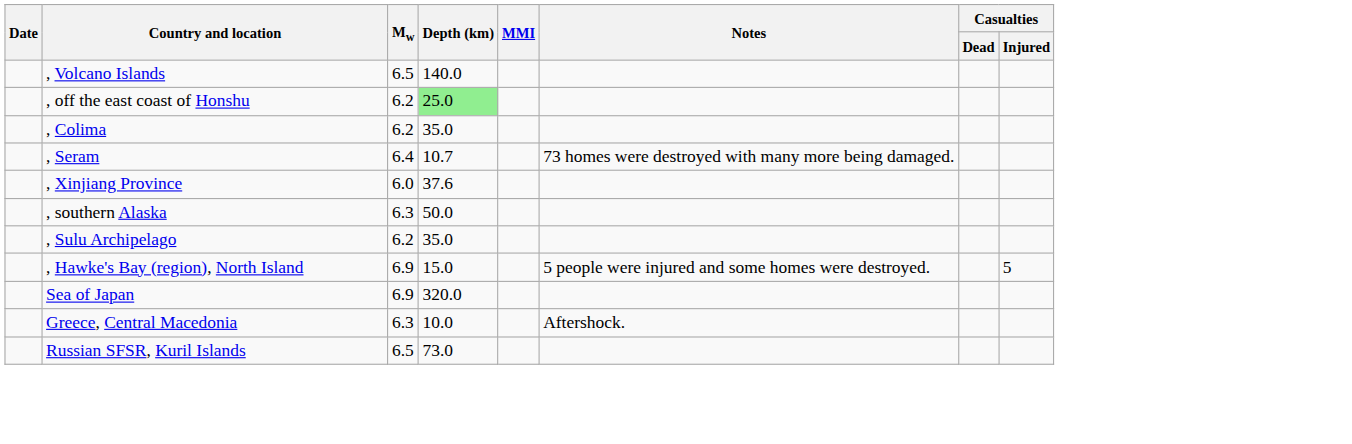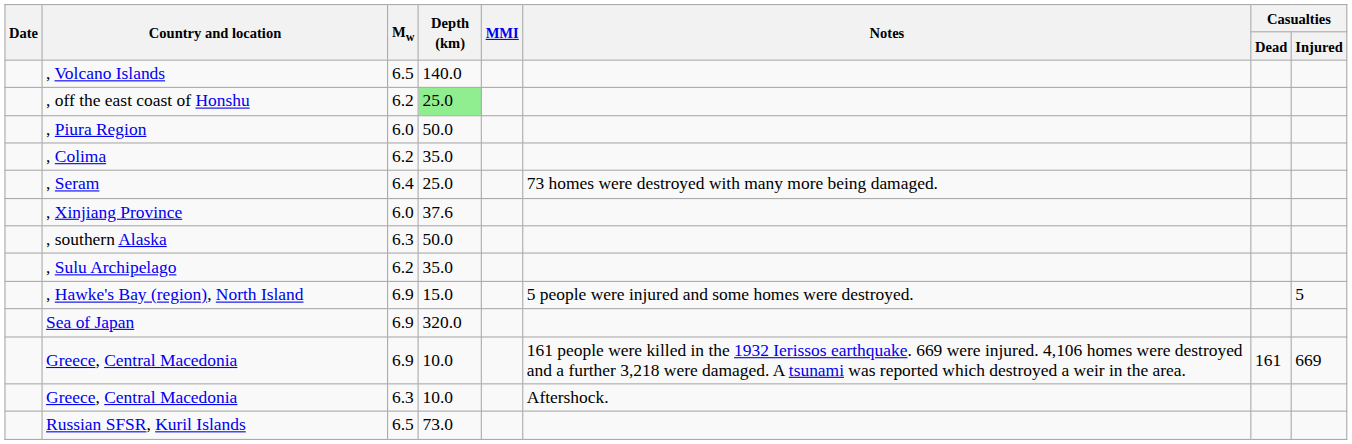+ row: (96, 128)
(438, 156) 10.7 -> (438, 184) 25.0
+ row: (142, 360)
